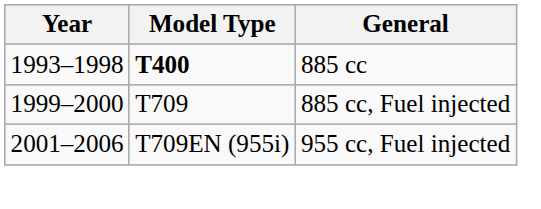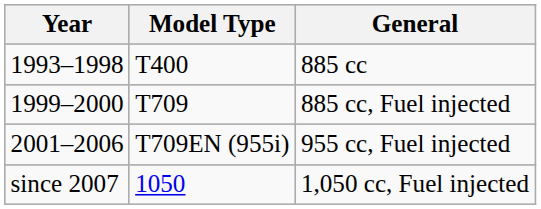(162, 64) bold -> (162, 64) normal
+ row: (415, 183)
